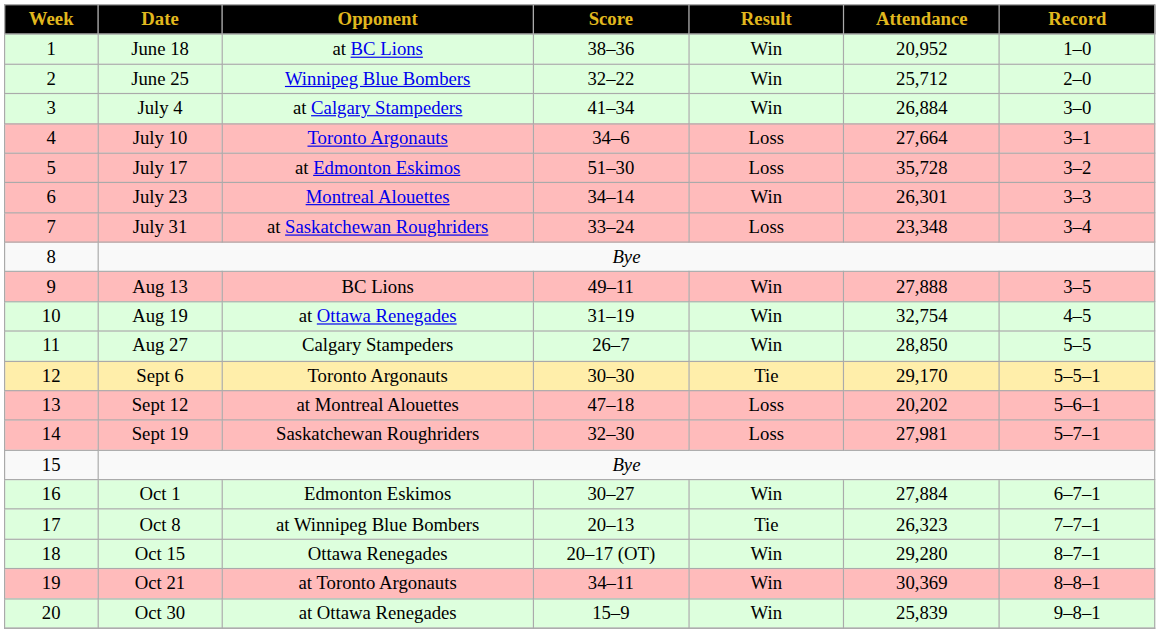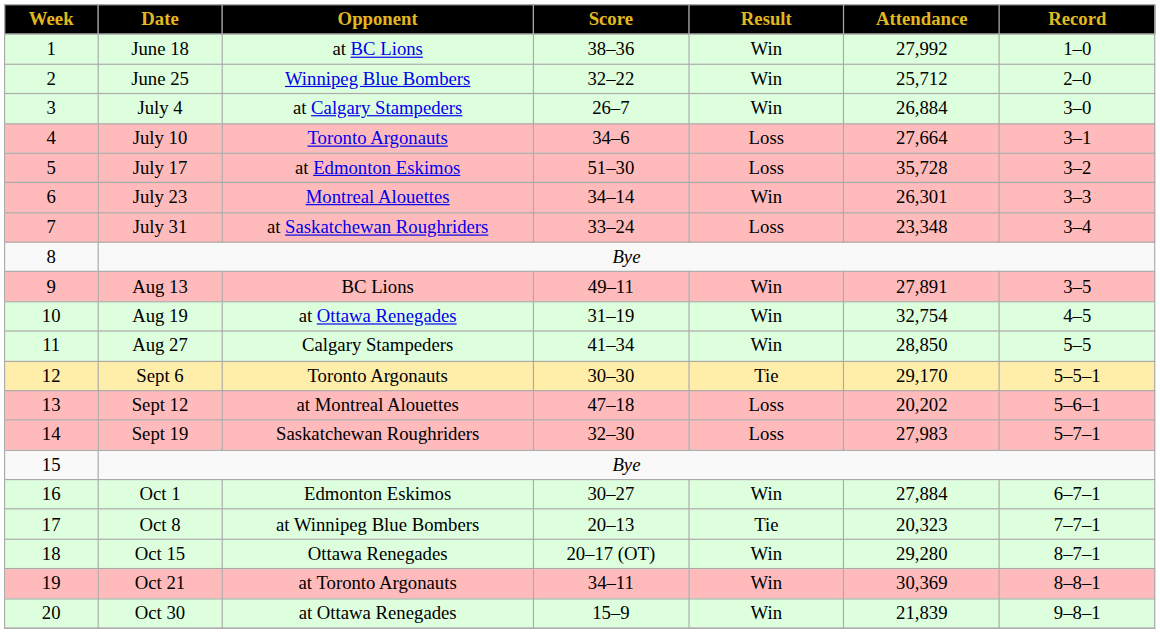(922, 49) 20,952 -> (922, 49) 27,992
(611, 108) 41–34 -> (611, 108) 26–7
(922, 286) 27,888 -> (922, 286) 27,891
(611, 345) 26–7 -> (611, 345) 41–34
(922, 434) 27,981 -> (922, 434) 27,983
(922, 524) 26,323 -> (922, 524) 20,323
(922, 613) 25,839 -> (922, 613) 21,839
